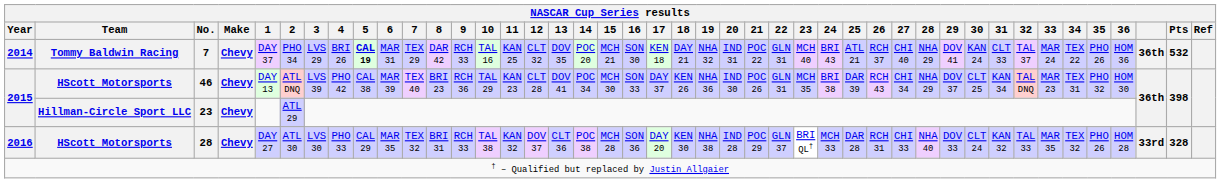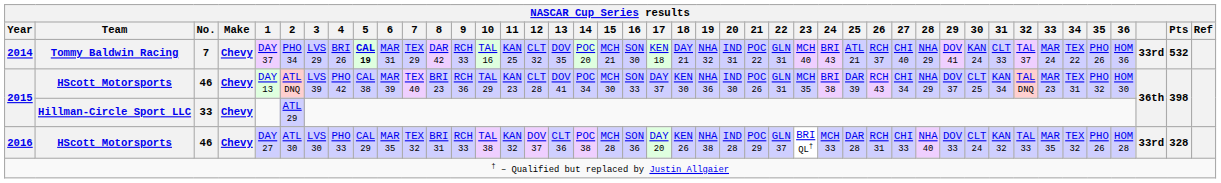(1151, 54) 36th -> (1151, 54) 33rd
(683, 82) KEN 26 -> (683, 82) KEN 30
(206, 112) 23 -> (206, 112) 33
(206, 142) 28 -> (206, 142) 46
(683, 142) KEN 30 -> (683, 142) KEN 26
